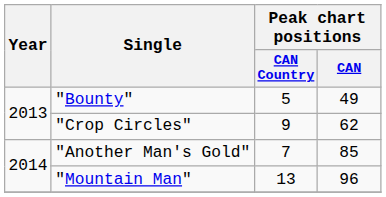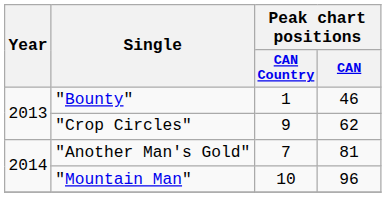(286, 100) 5 -> (286, 100) 1
(349, 100) 49 -> (349, 100) 46
(349, 153) 85 -> (349, 153) 81
(286, 179) 13 -> (286, 179) 10
